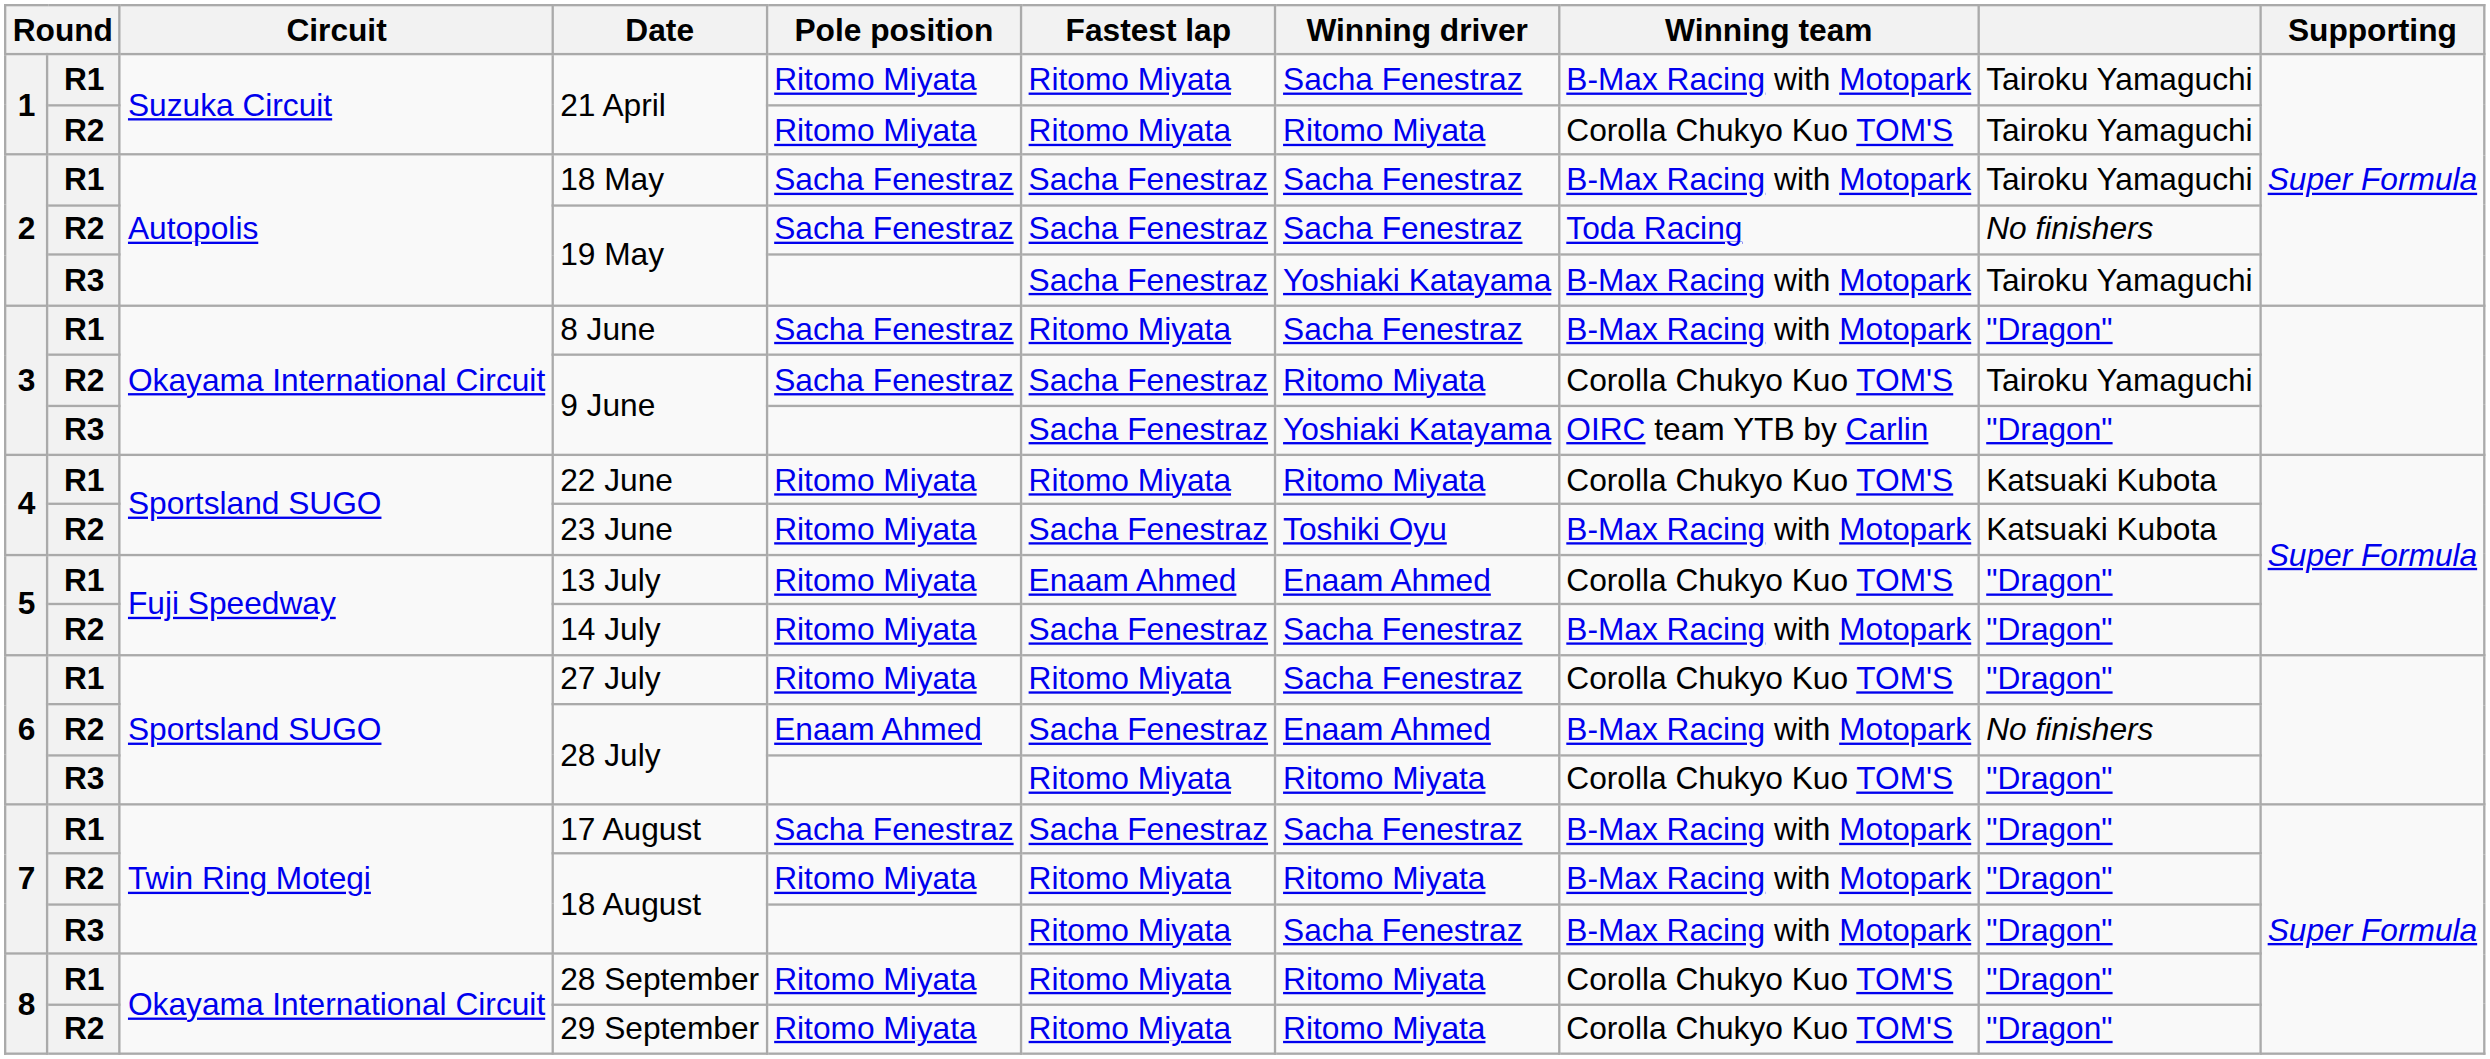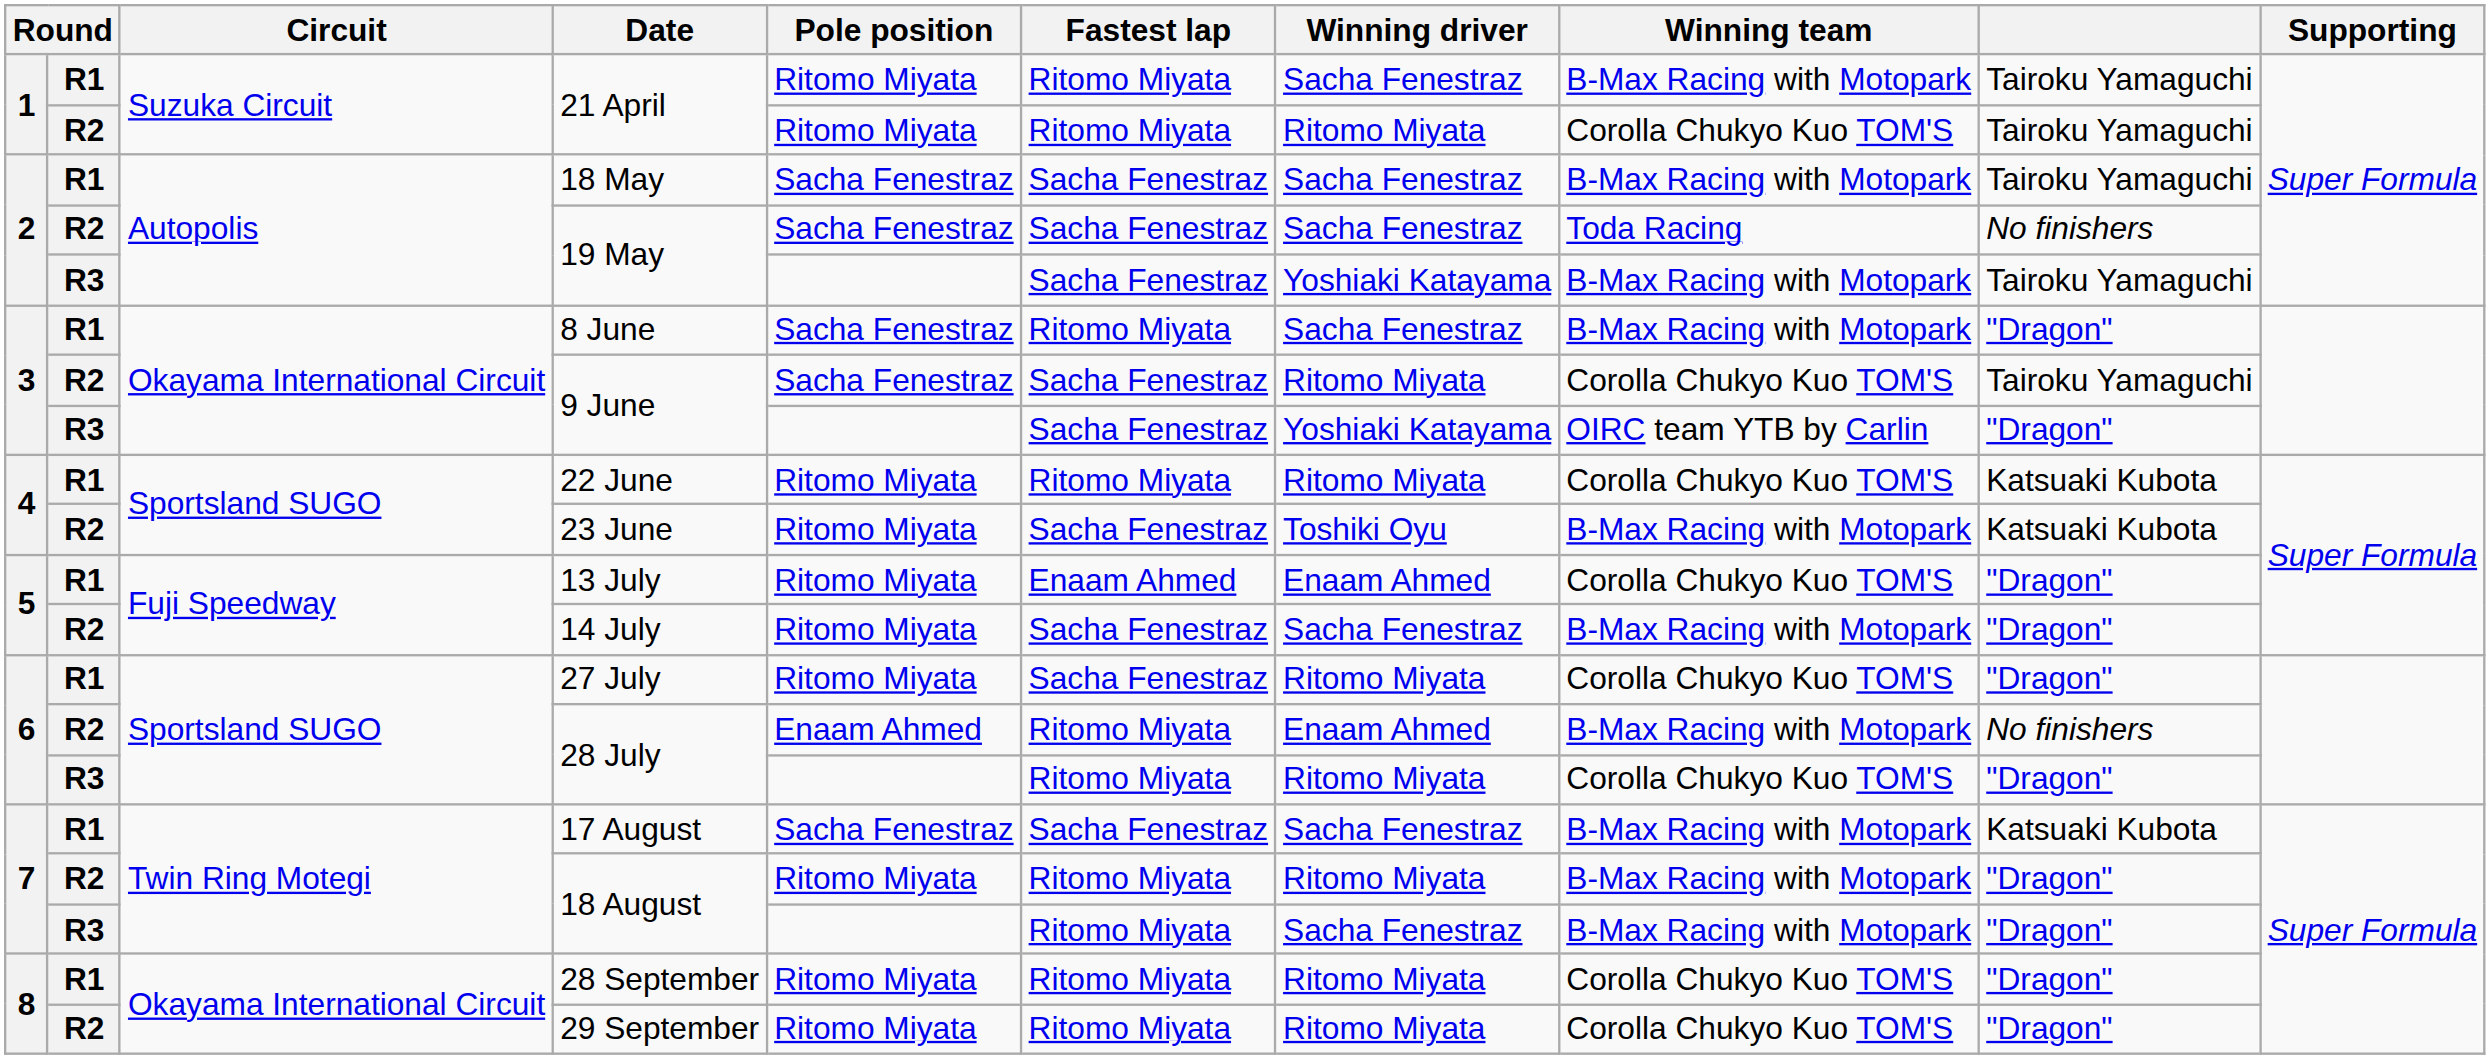(1130, 679) Ritomo Miyata -> (1148, 679) Sacha Fenestraz
(1403, 679) Sacha Fenestraz -> (1384, 679) Ritomo Miyata
(1148, 729) Sacha Fenestraz -> (1130, 729) Ritomo Miyata
(2049, 829) "Dragon" -> (2102, 829) Katsuaki Kubota
